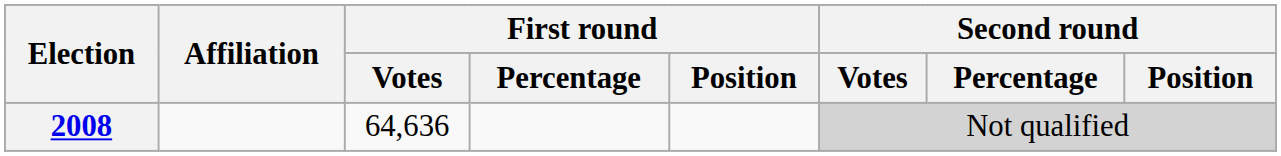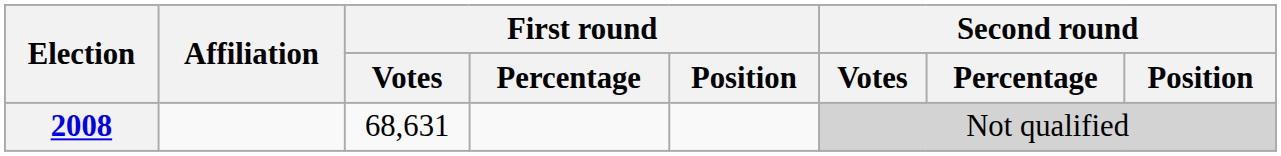(407, 126) 64,636 -> (407, 126) 68,631
